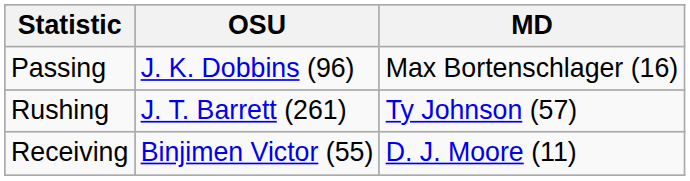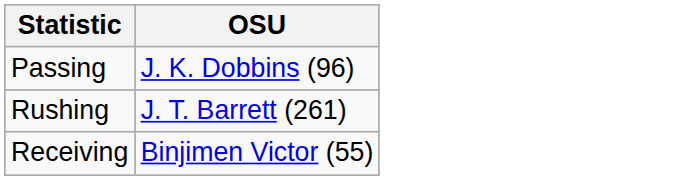- column: (532, 25)
